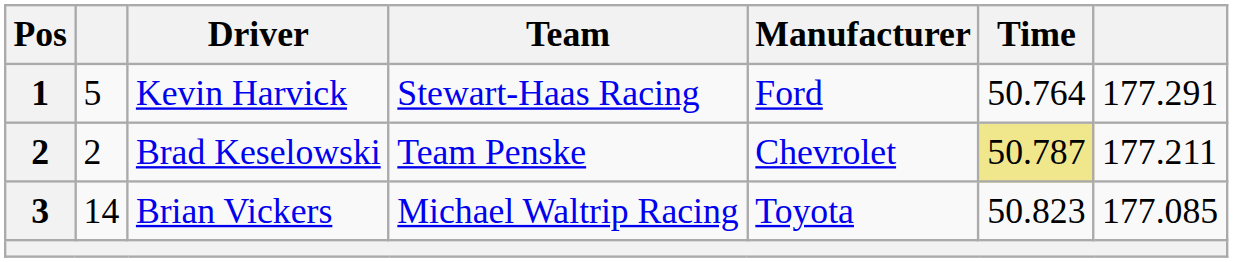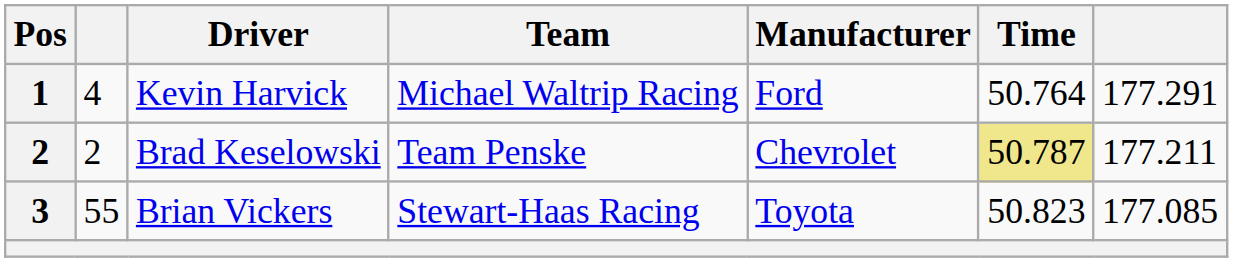(93, 93) 5 -> (93, 93) 4
(548, 93) Stewart-Haas Racing -> (568, 93) Michael Waltrip Racing
(101, 210) 14 -> (101, 210) 55
(568, 210) Michael Waltrip Racing -> (548, 210) Stewart-Haas Racing
